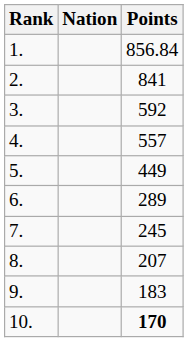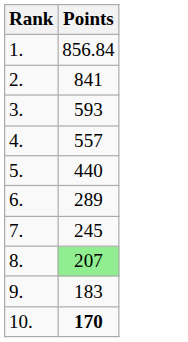- column: (90, 19)
(152, 110) 592 -> (88, 110) 593
(152, 170) 449 -> (88, 170) 440
(152, 261) no background -> (88, 261) lightgreen background
